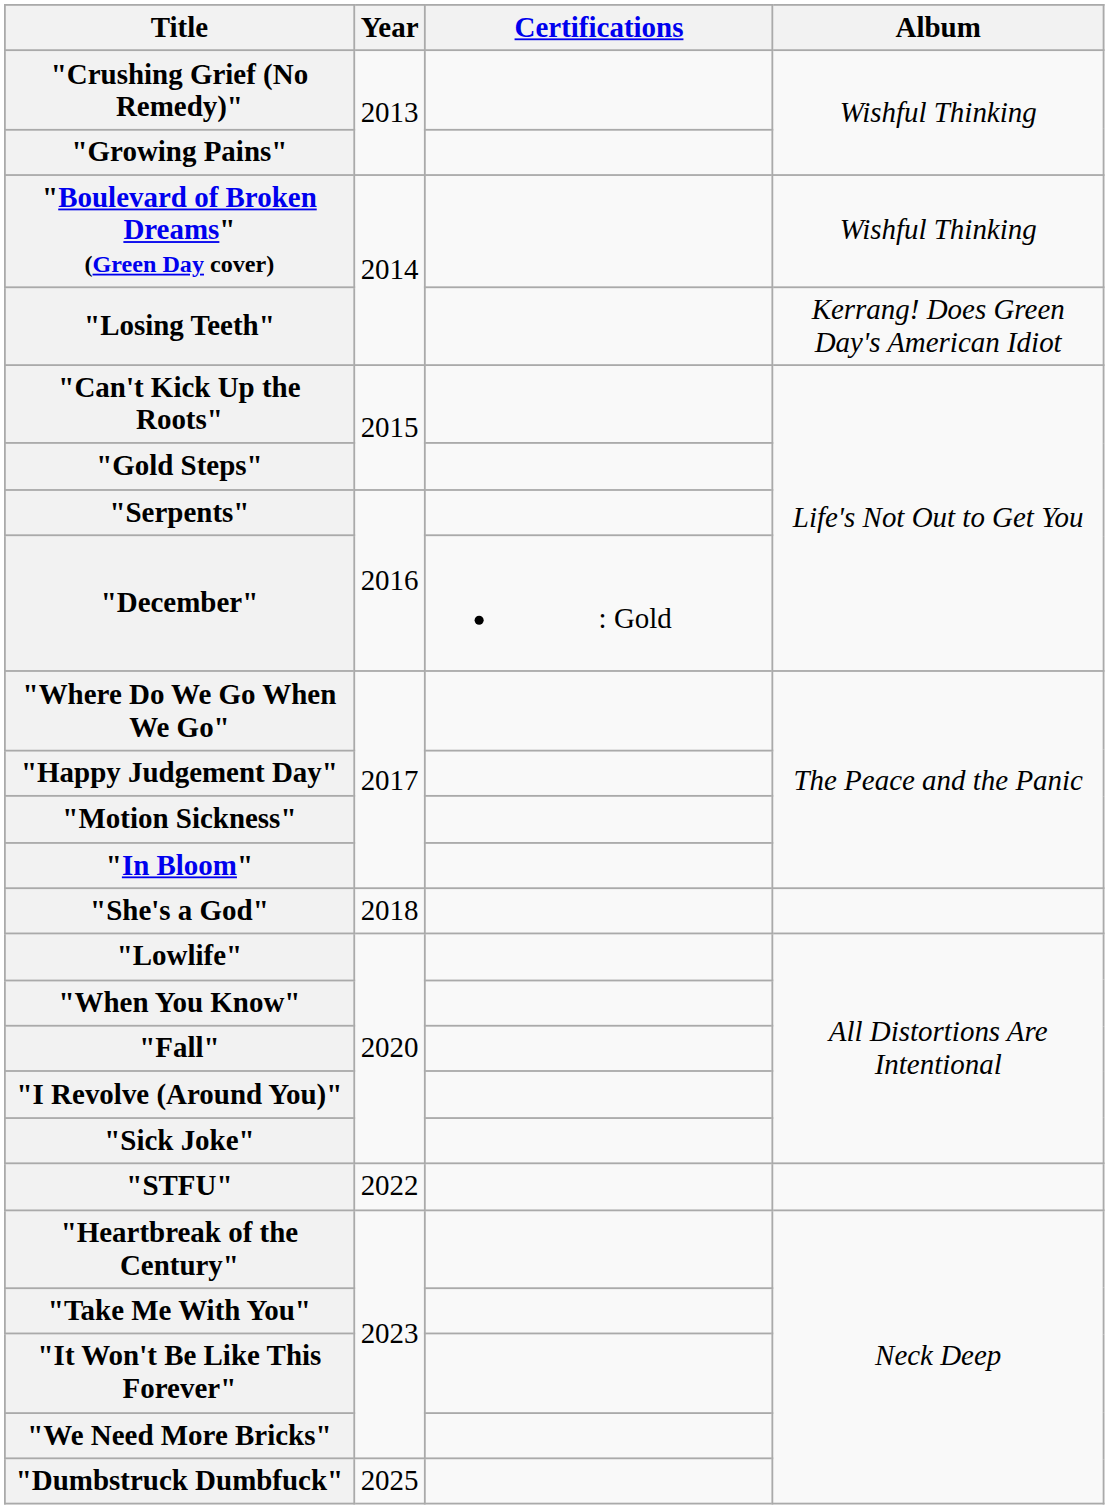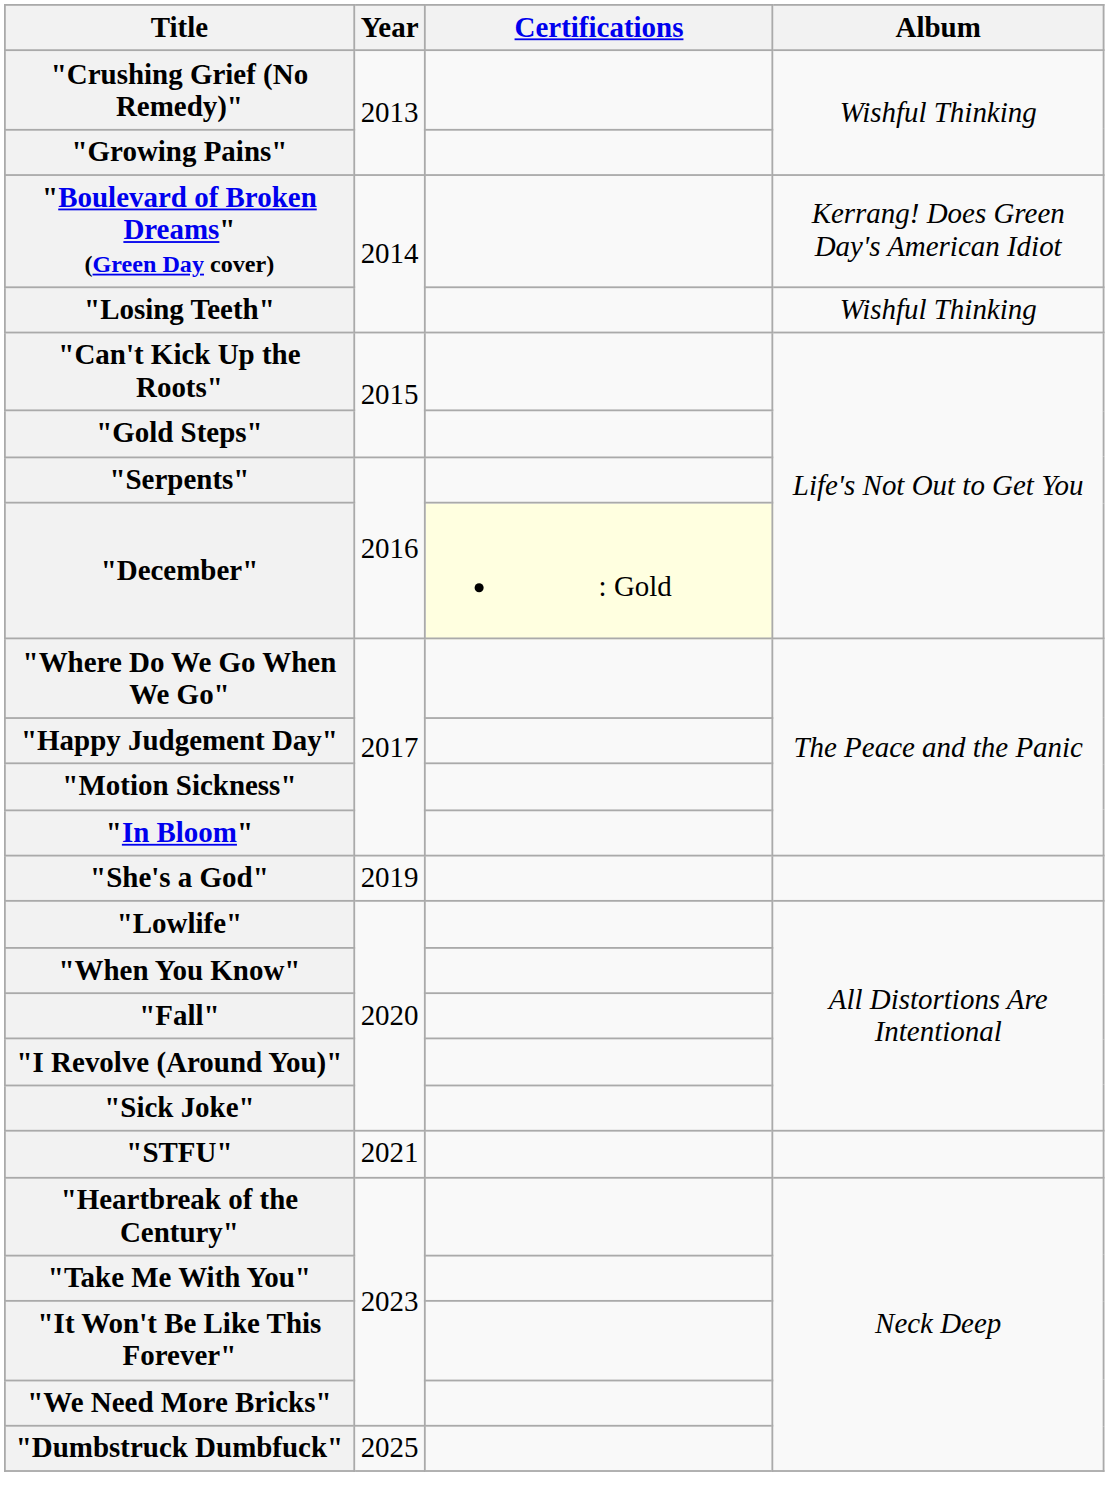(938, 230) Wishful Thinking -> (938, 230) Kerrang! Does Green Day's American Idiot
(938, 325) Kerrang! Does Green Day's American Idiot -> (938, 308) Wishful Thinking
(599, 620) no background -> (599, 587) lightyellow background
(390, 910) 2018 -> (390, 877) 2019
(390, 1186) 2022 -> (390, 1153) 2021
